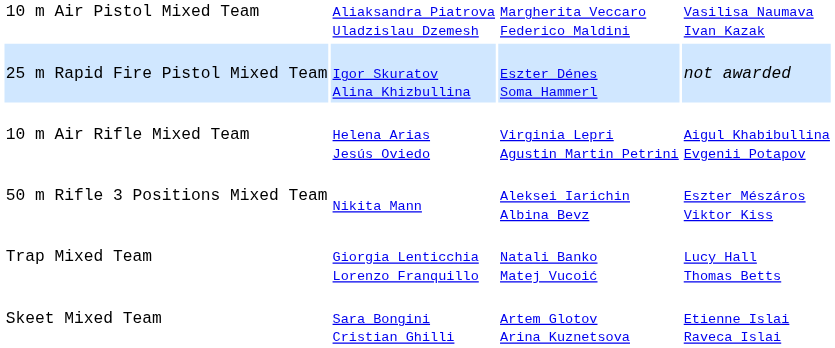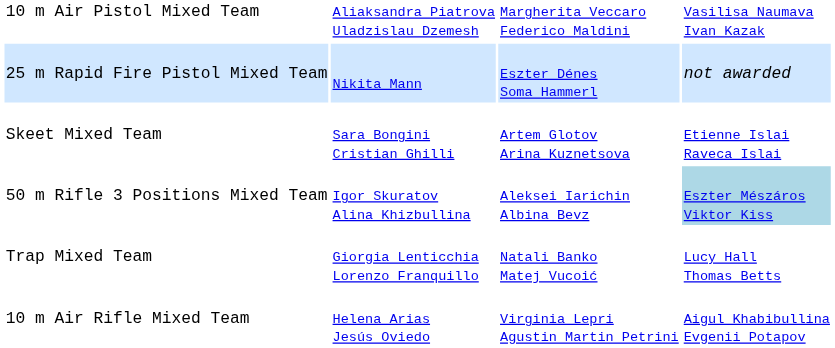(402, 83) Igor Skuratov Alina Khizbullina -> (377, 83) Nikita Mann
rows swapped: (128, 134) <-> (84, 318)
(377, 206) Nikita Mann -> (402, 206) Igor Skuratov Alina Khizbullina
(745, 206) no background -> (745, 206) lightblue background
